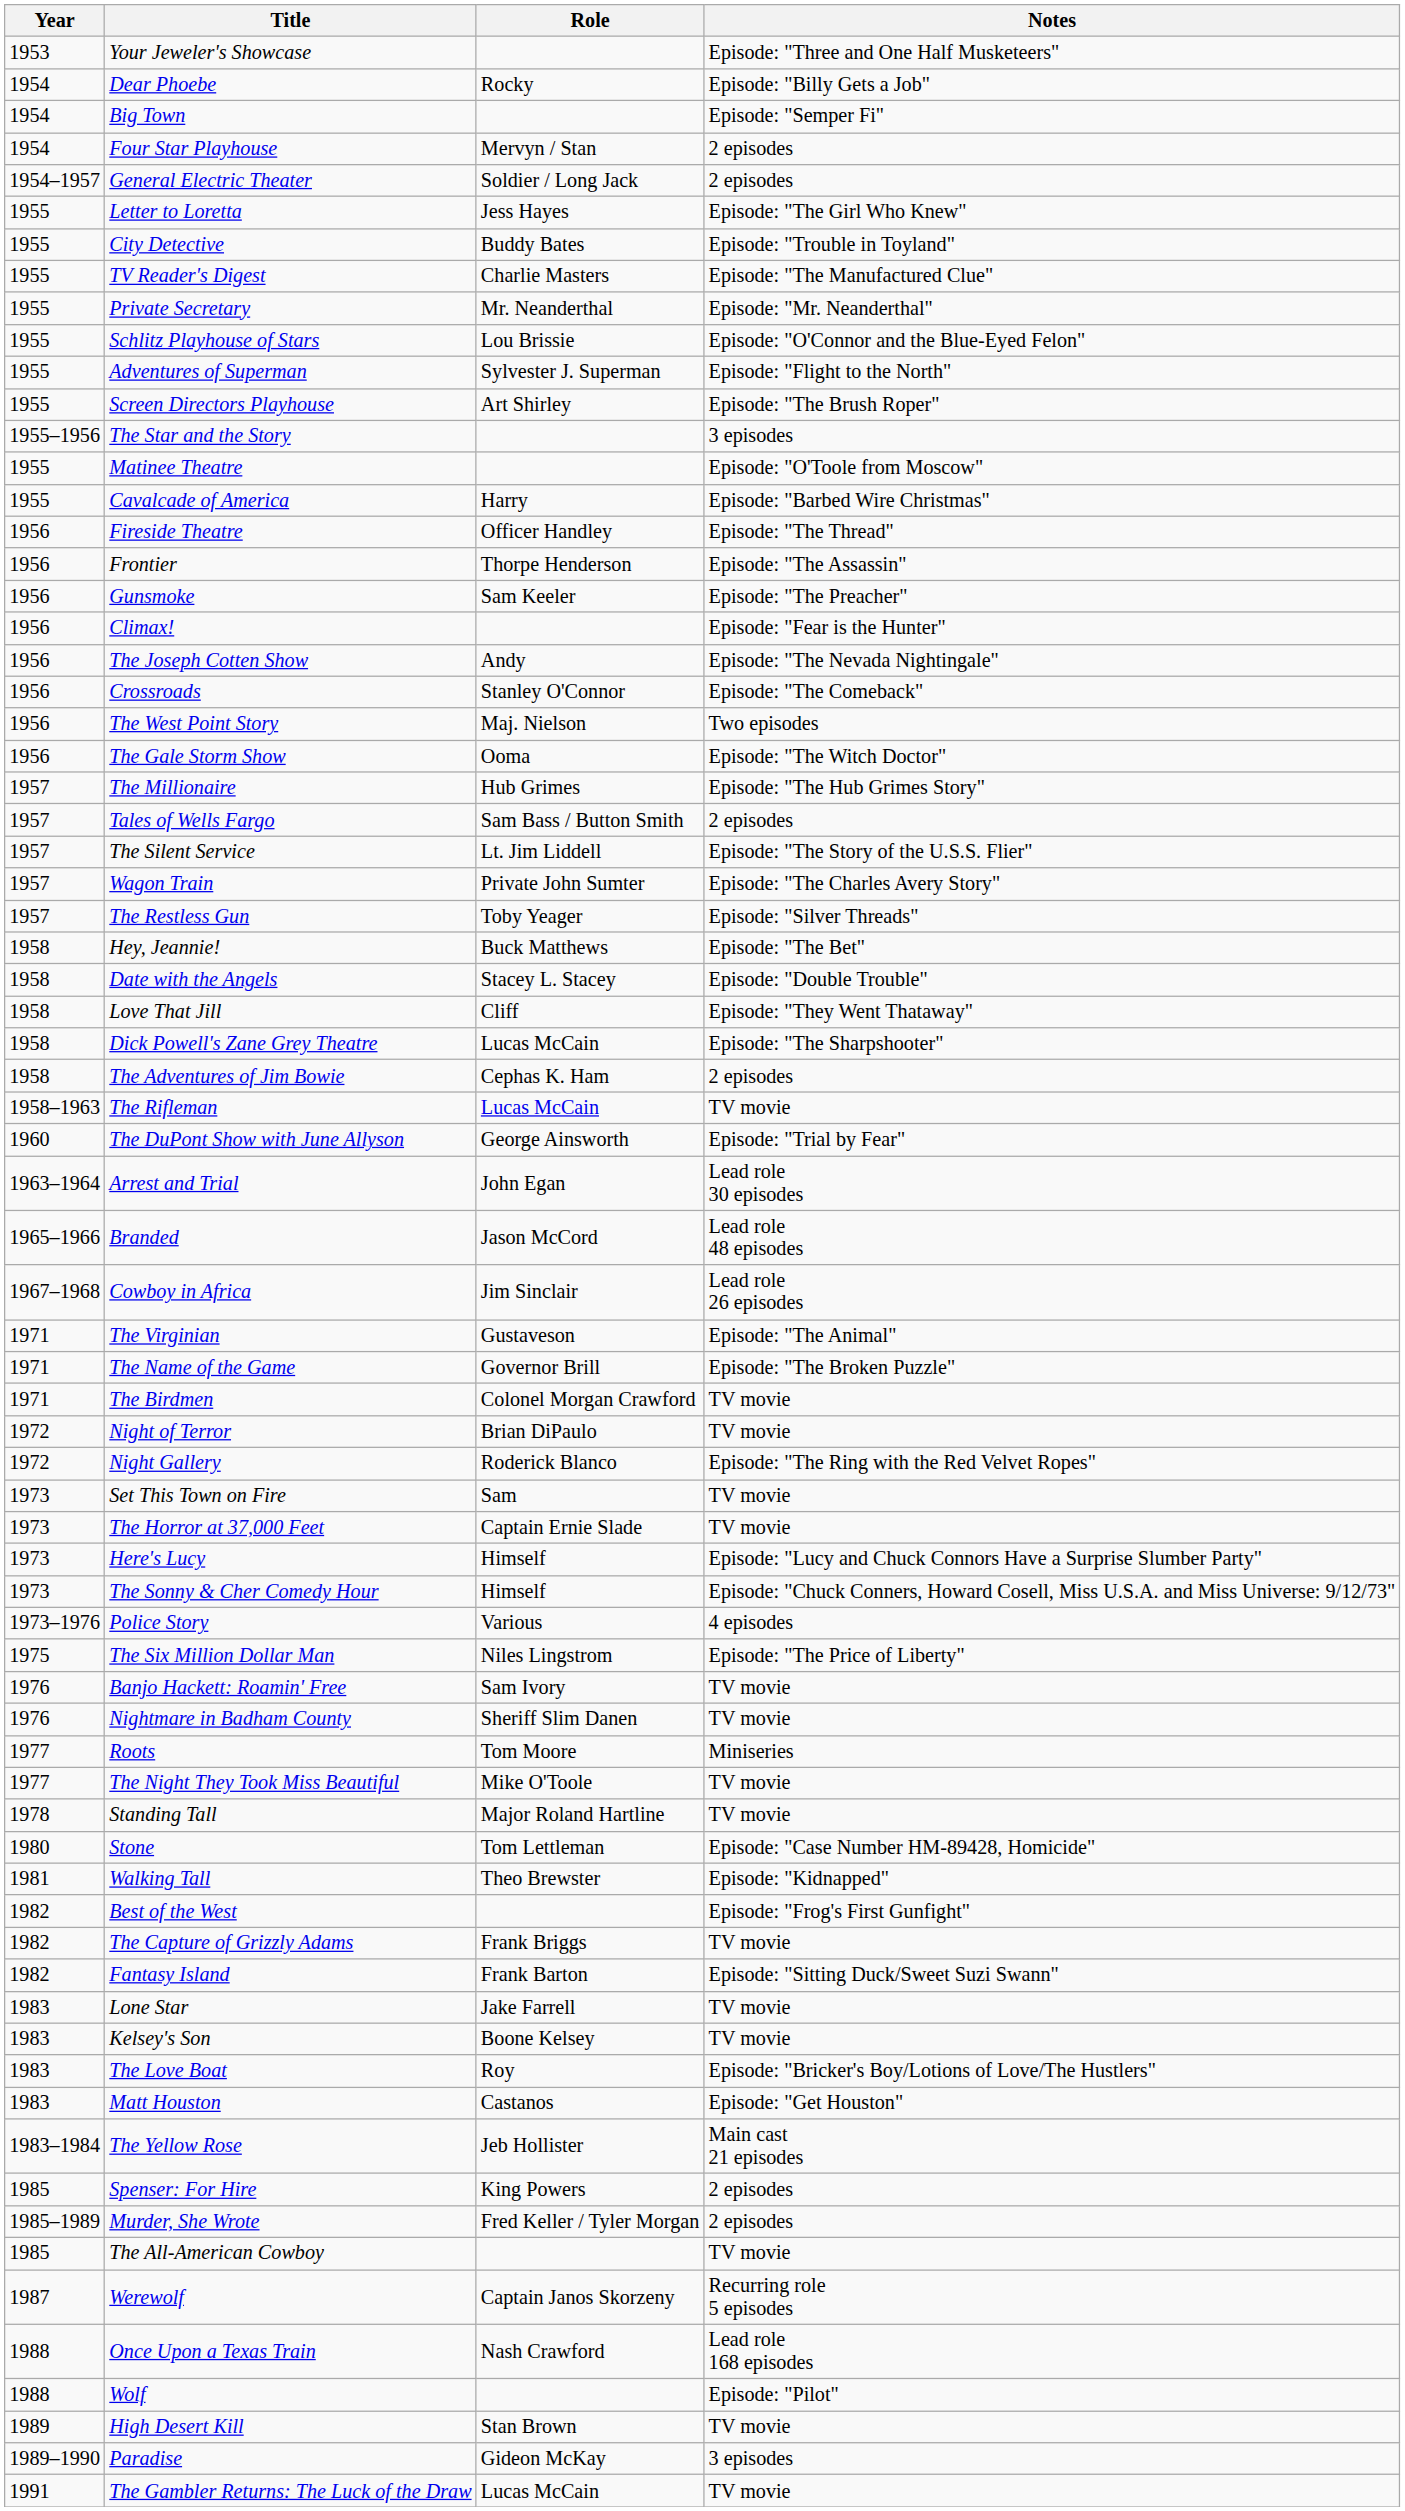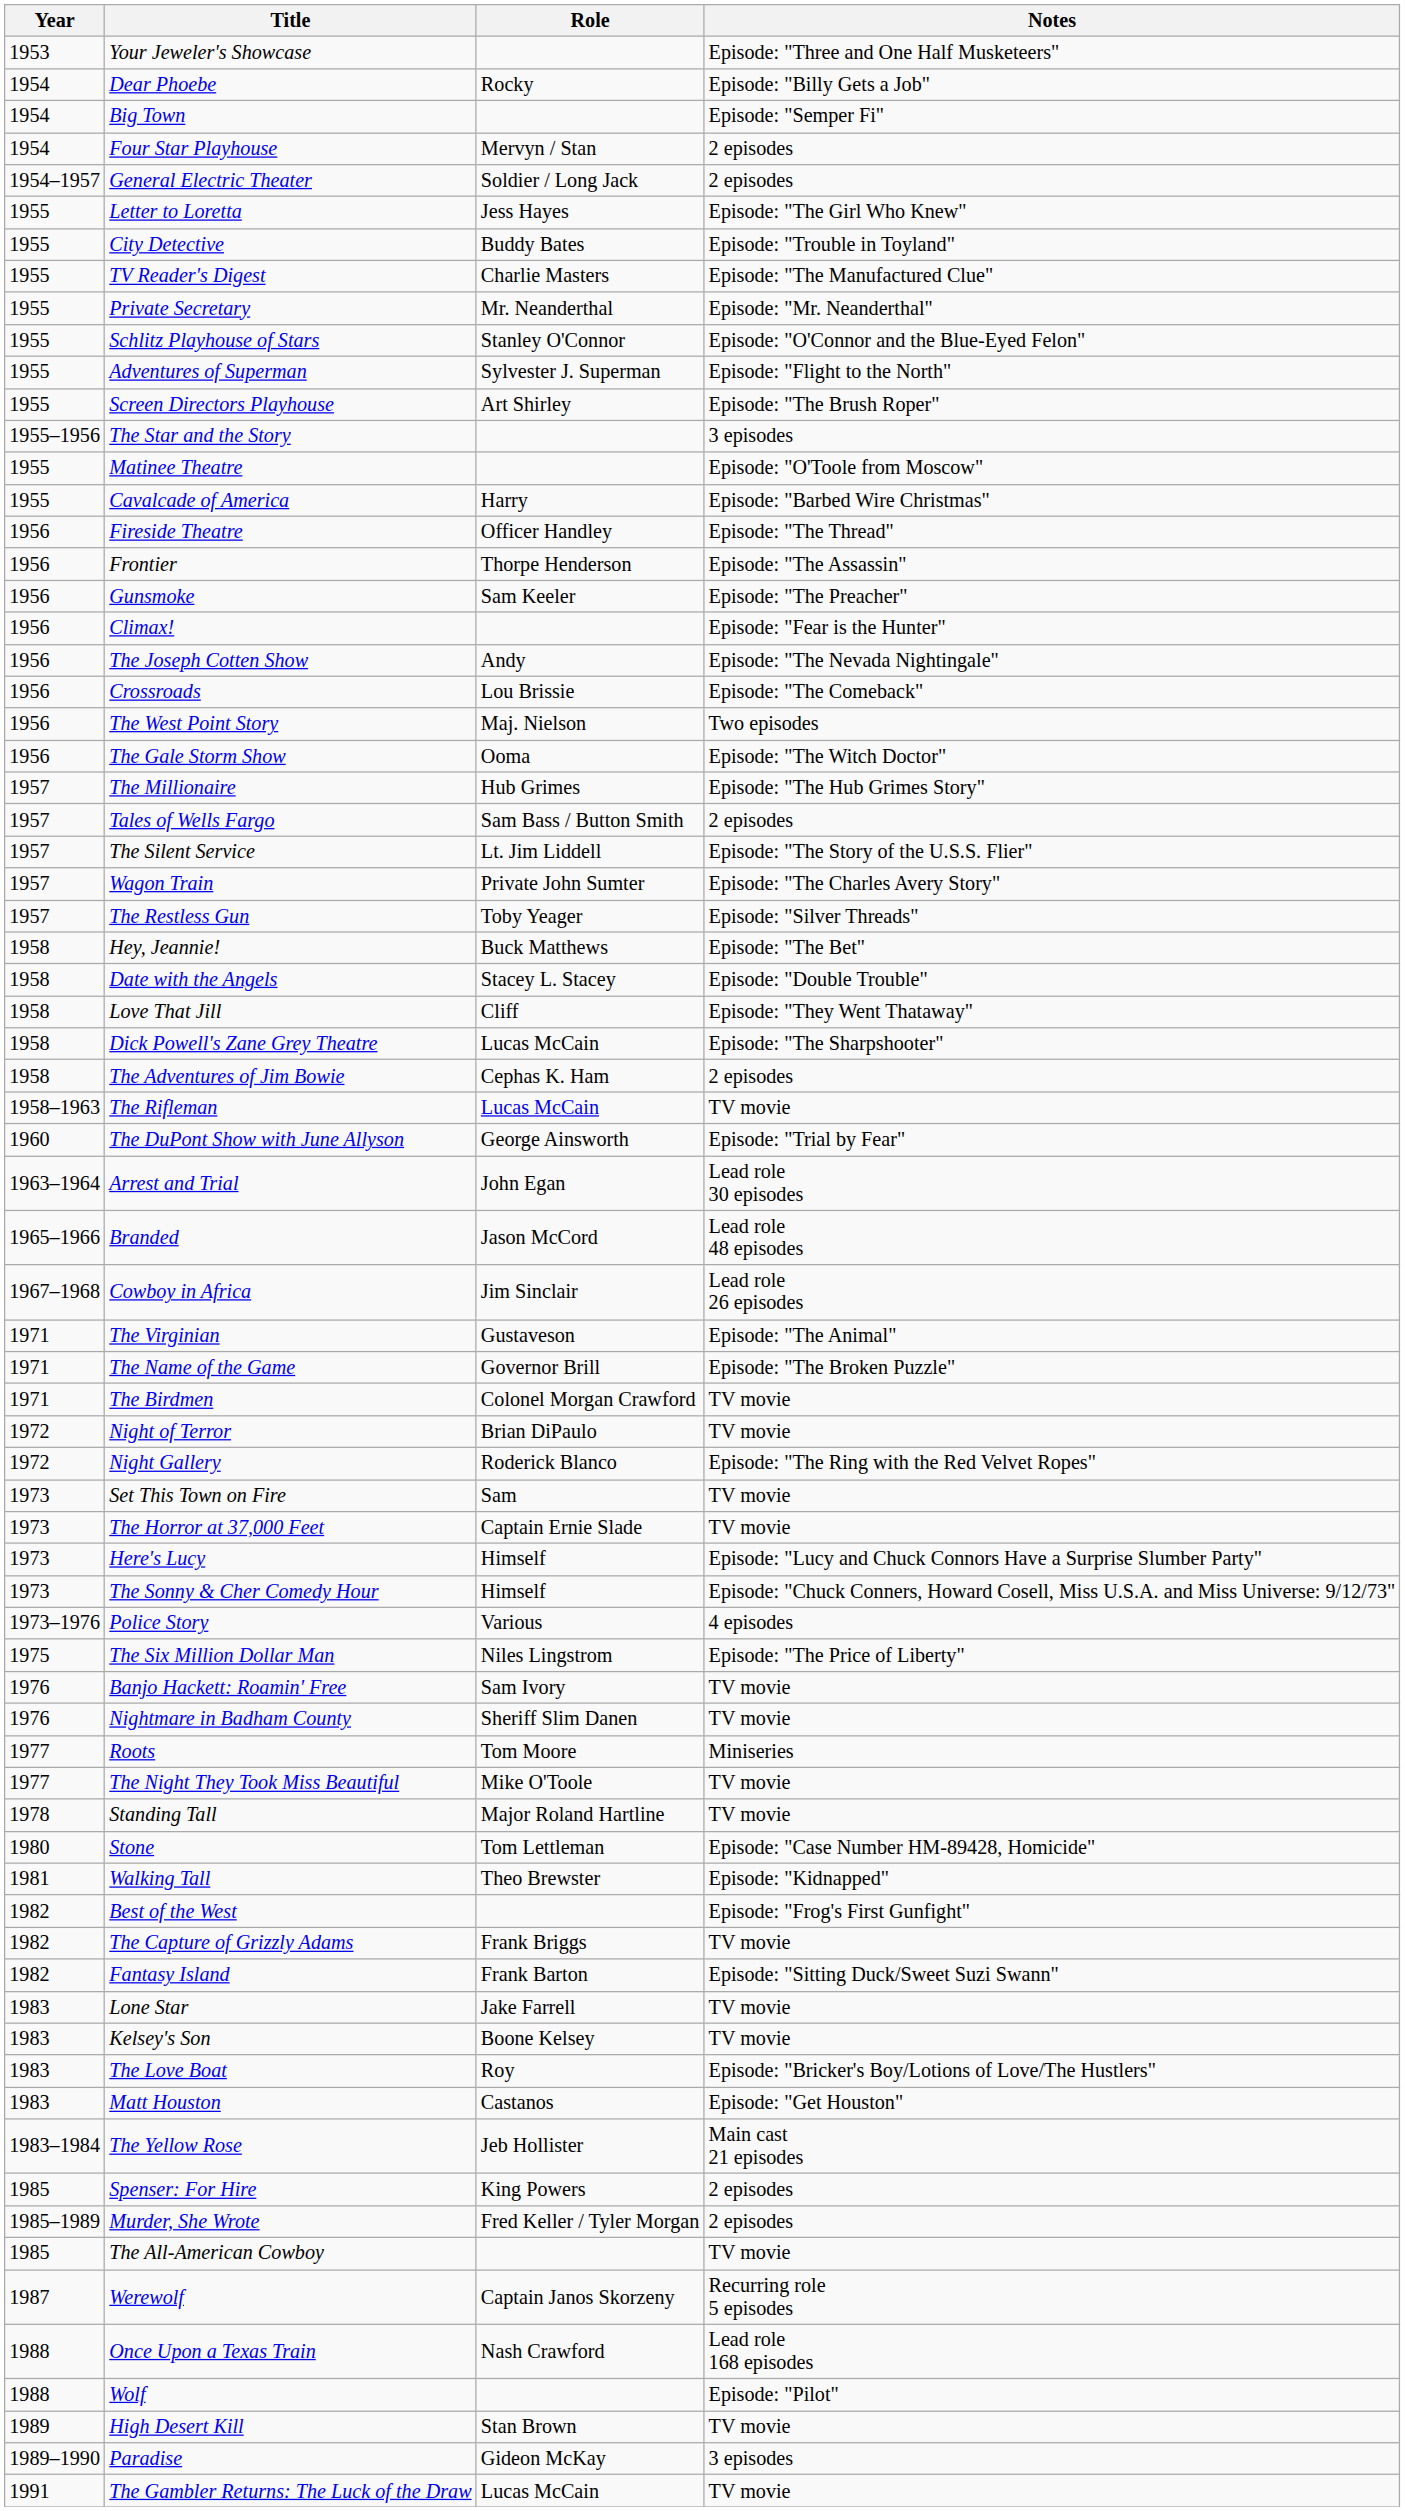(528, 340) Lou Brissie -> (553, 340) Stanley O'Connor
(553, 691) Stanley O'Connor -> (528, 691) Lou Brissie
